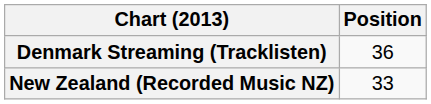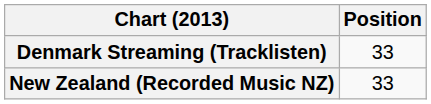(383, 51) 36 -> (383, 51) 33
